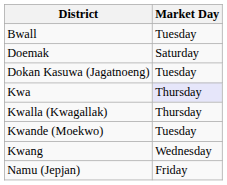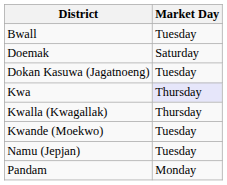- row: (25, 151)
(171, 170) Friday -> (176, 151) Tuesday
+ row: (27, 170)
